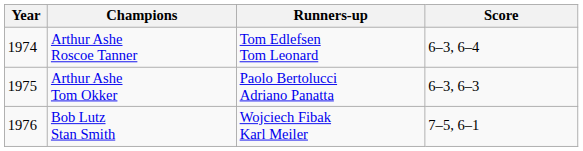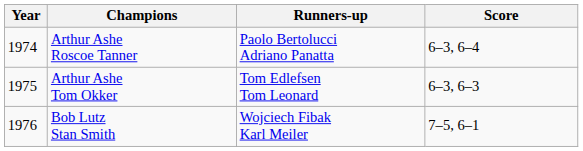(280, 47) Tom Edlefsen Tom Leonard -> (288, 47) Paolo Bertolucci Adriano Panatta
(288, 86) Paolo Bertolucci Adriano Panatta -> (280, 86) Tom Edlefsen Tom Leonard
